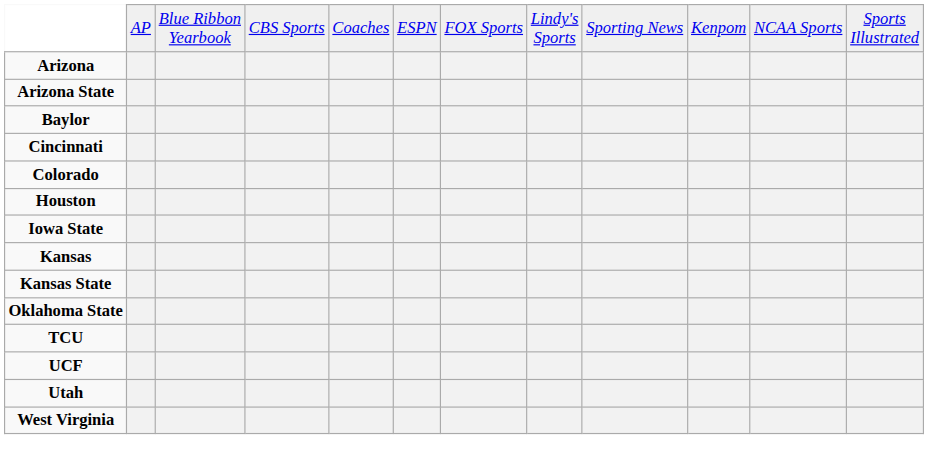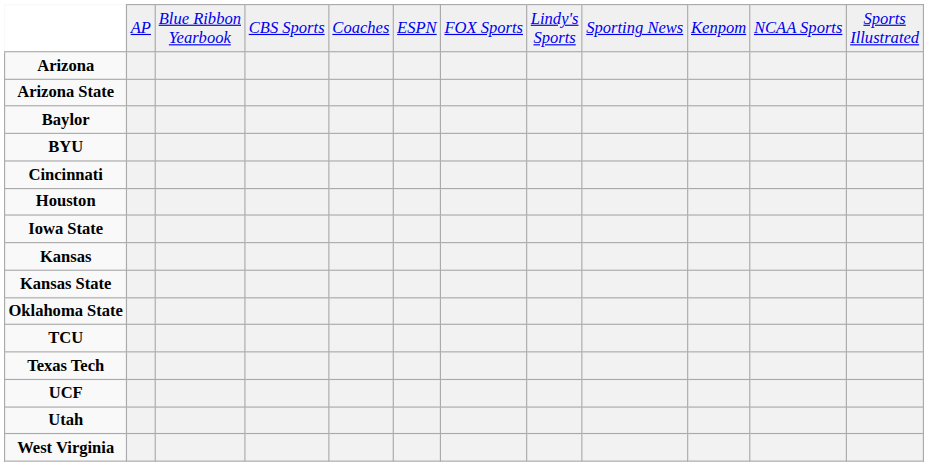+ row: (66, 147)
- row: (66, 174)
+ row: (66, 365)
